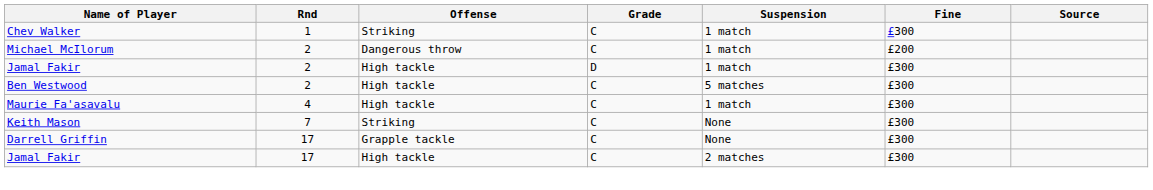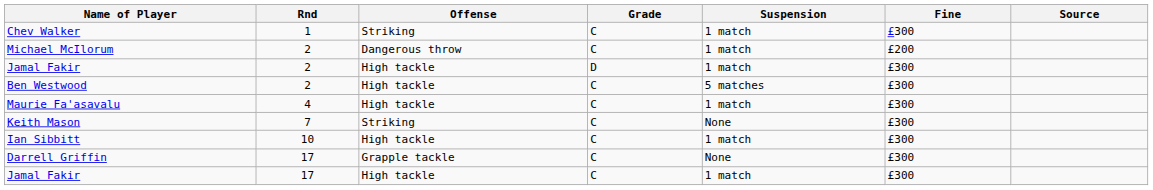+ row: (44, 139)
(735, 158) 2 matches -> (728, 176) 1 match
